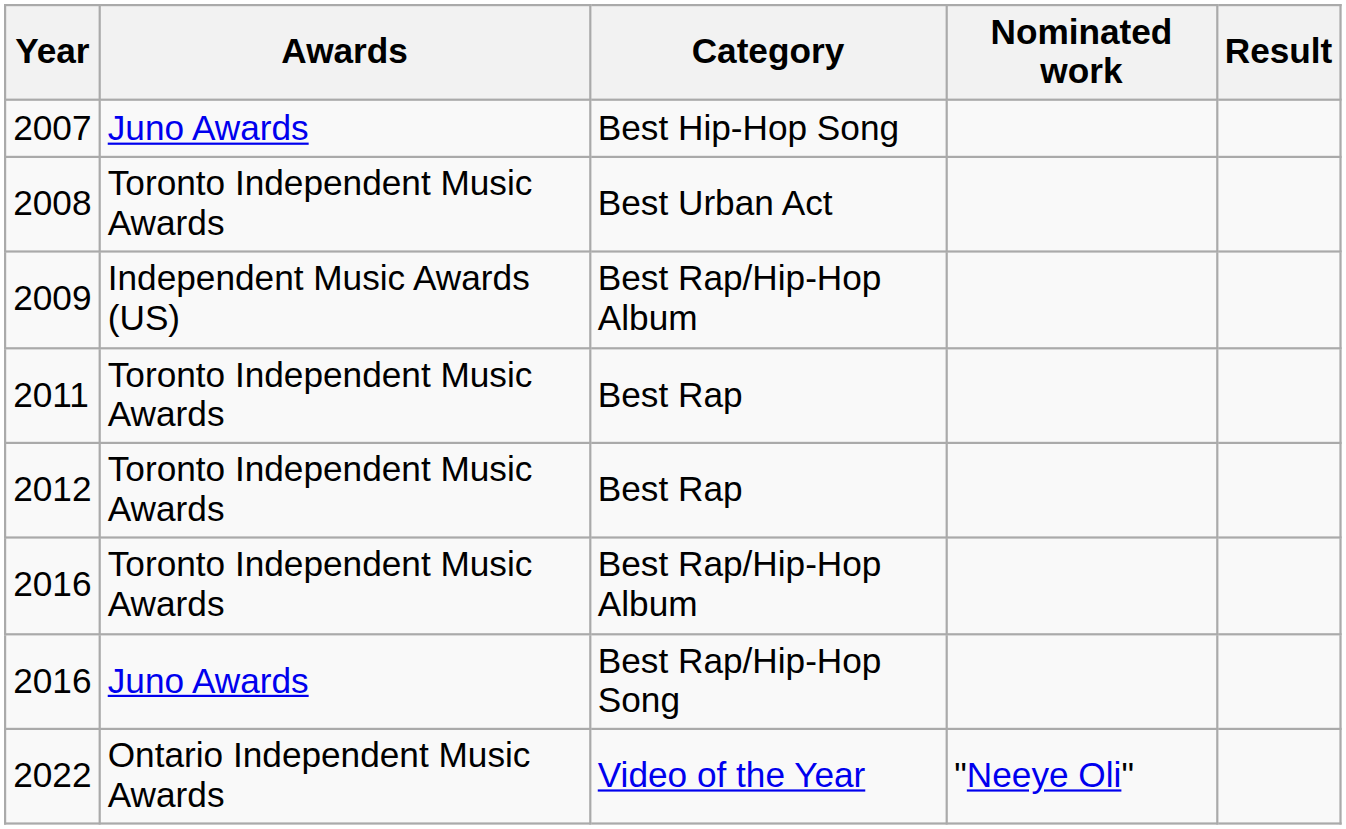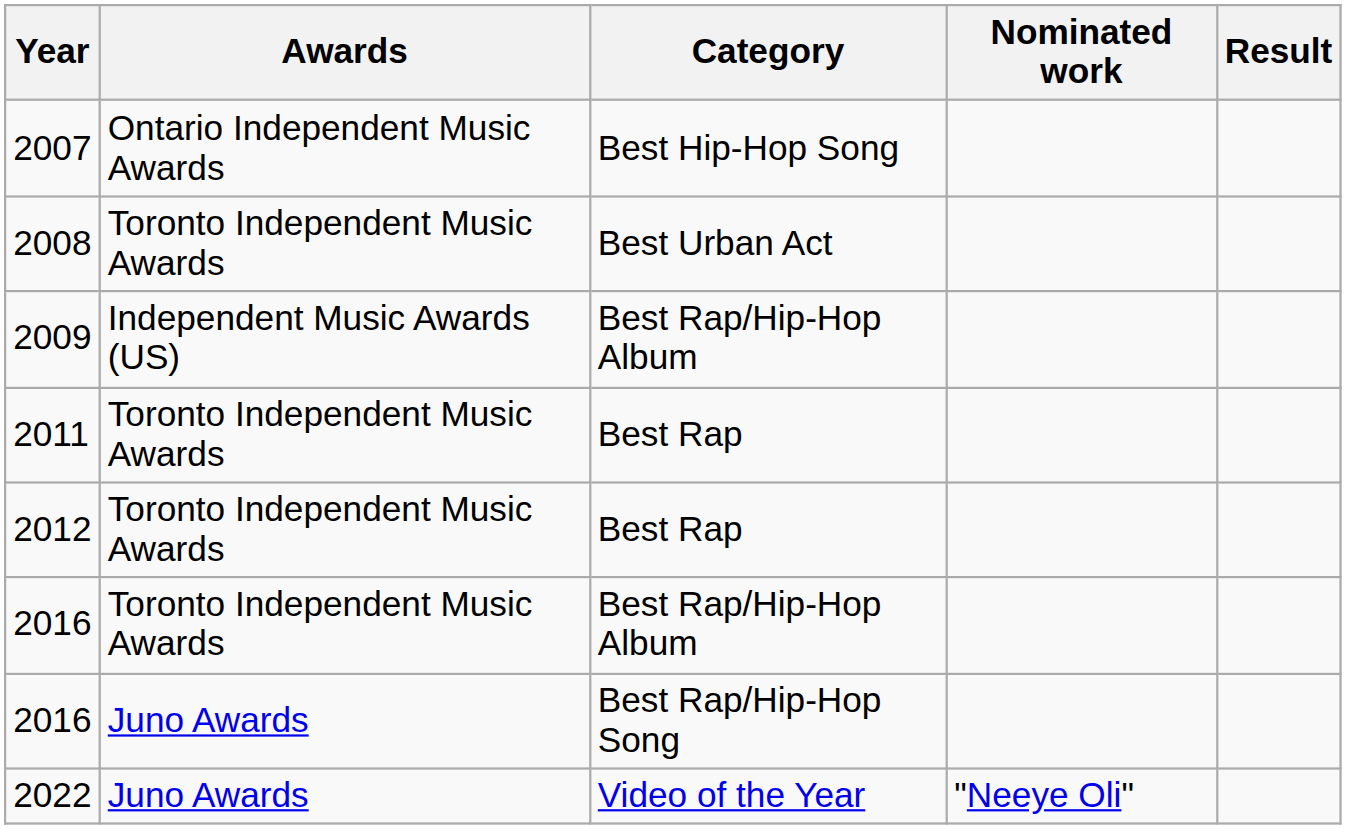(208, 127) Juno Awards -> (319, 147) Ontario Independent Music Awards
(319, 776) Ontario Independent Music Awards -> (208, 795) Juno Awards
